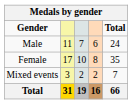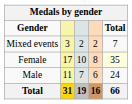rows swapped: (32, 44) <-> (32, 75)
(115, 59) no background -> (115, 59) lightyellow background
